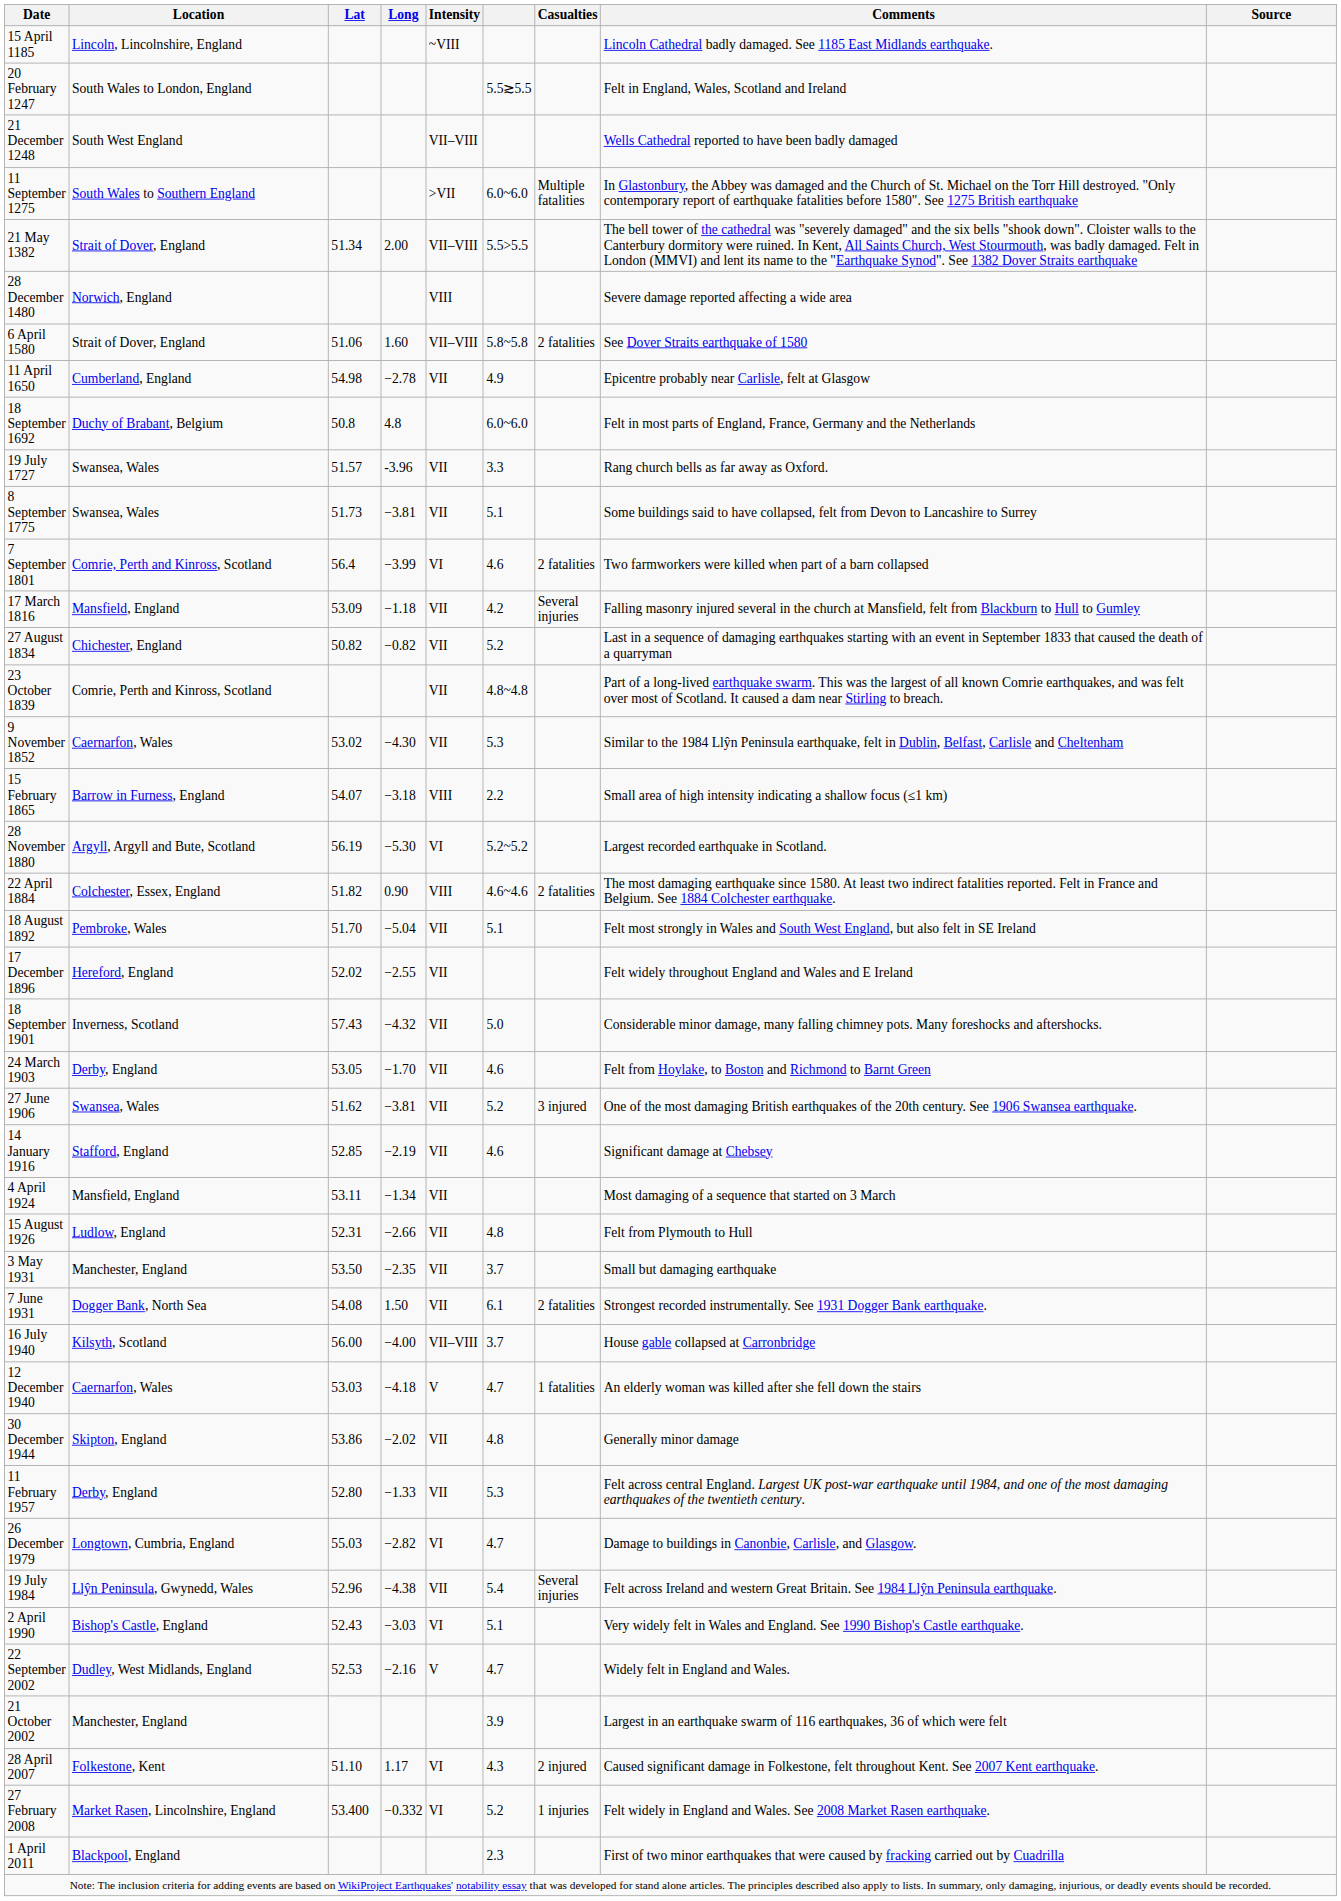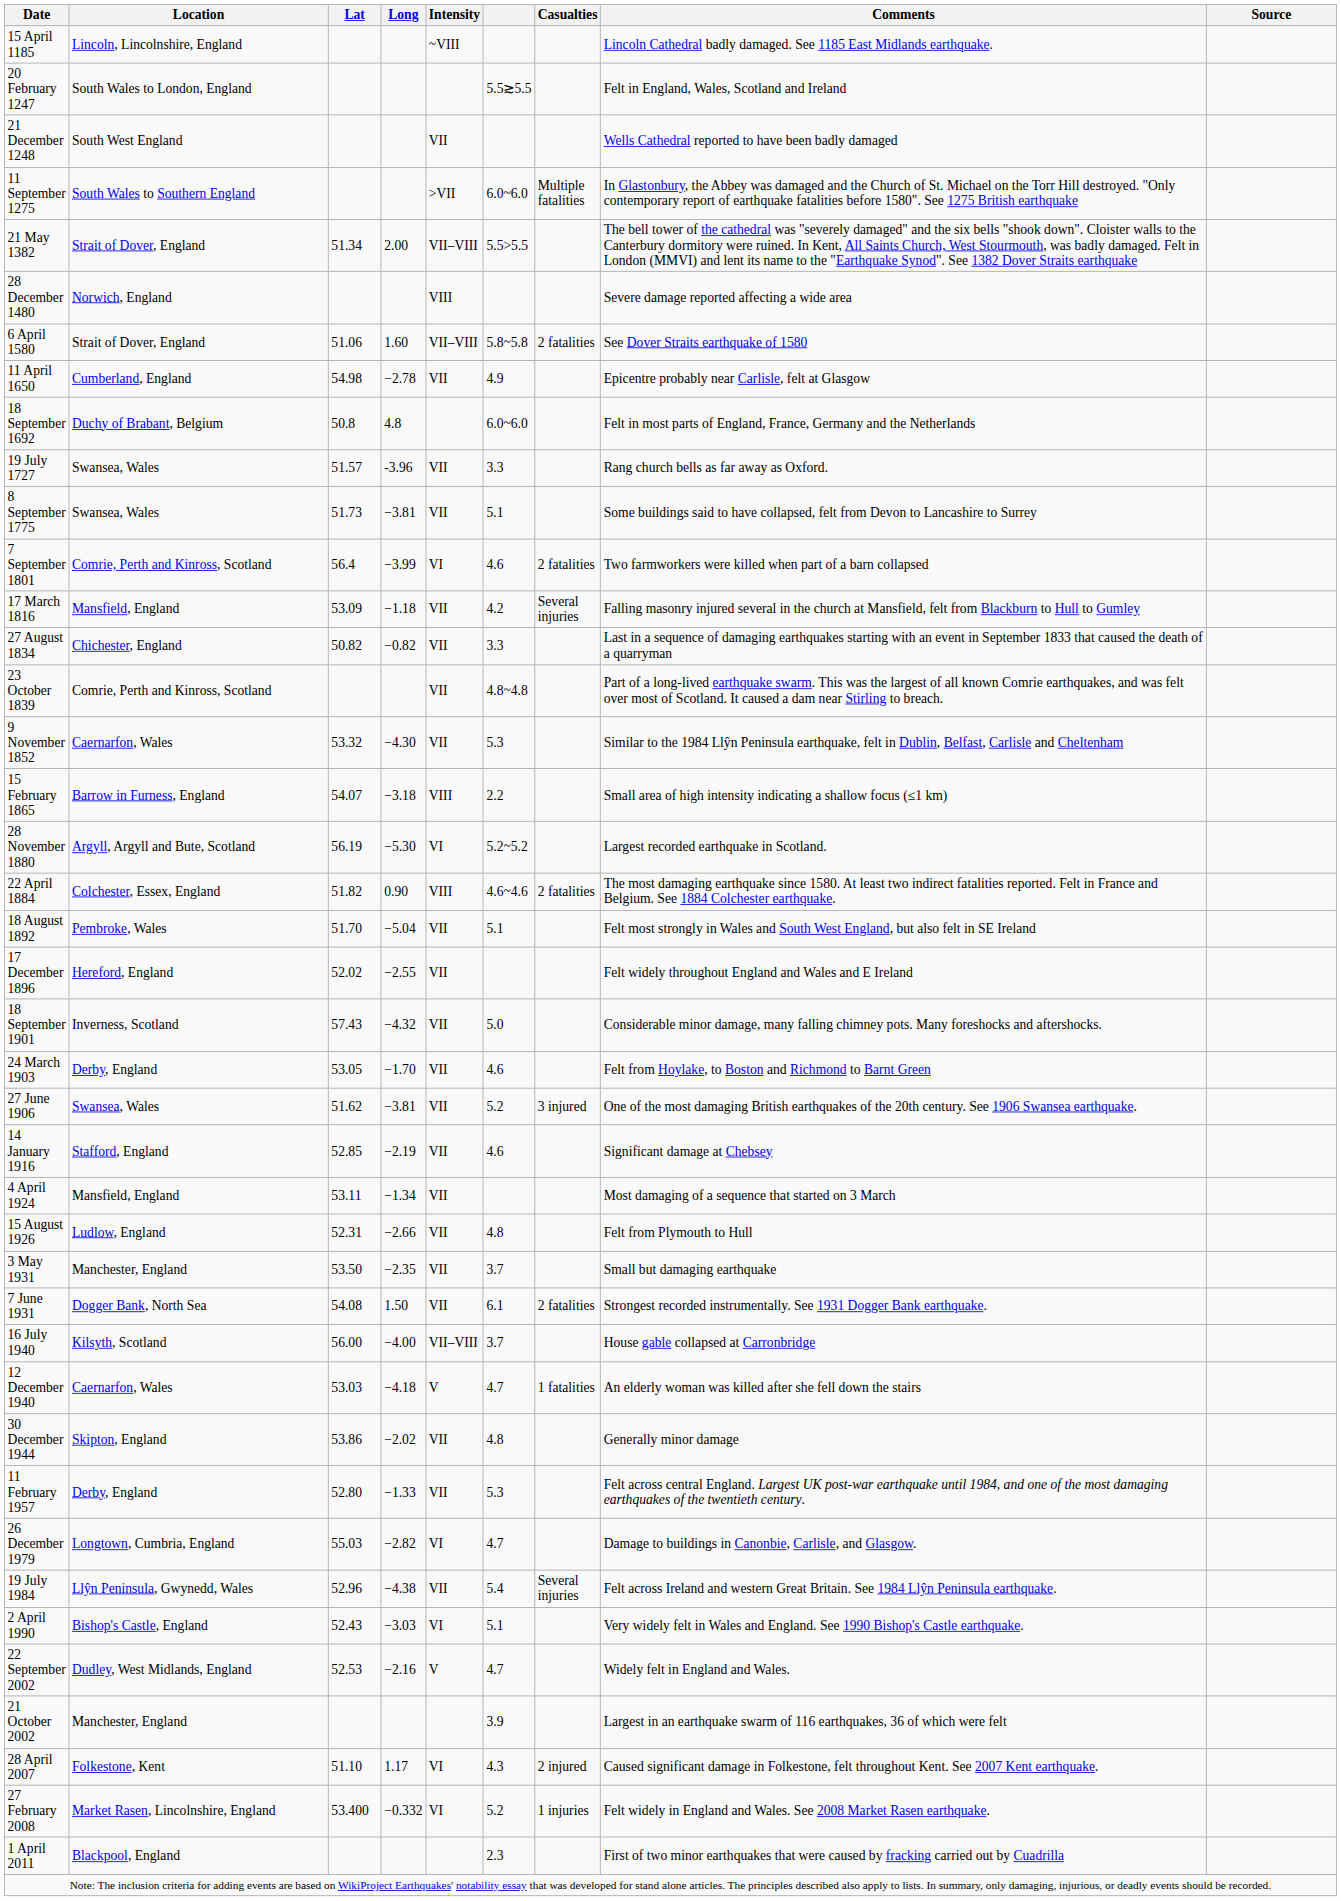(453, 141) VII–VIII -> (438, 141) VII
(495, 646) 5.2 -> (495, 646) 3.3
(347, 742) 53.02 -> (347, 742) 53.32
